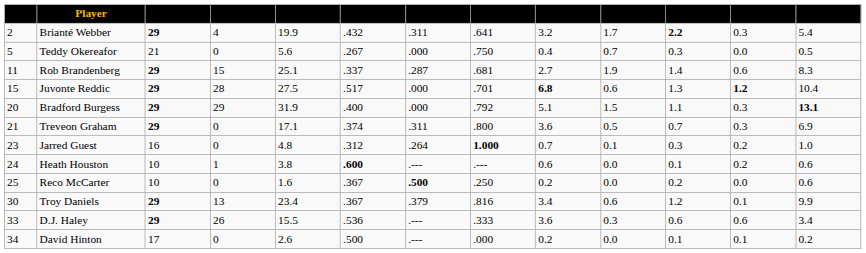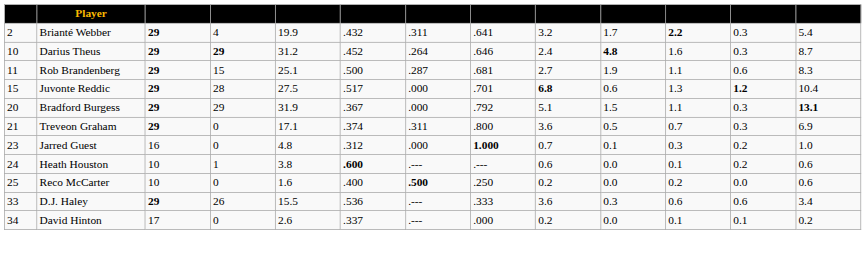- row: (78, 51)
+ row: (70, 51)
(353, 70) .337 -> (353, 70) .500
(675, 70) 1.4 -> (675, 70) 1.1
(353, 108) .400 -> (353, 108) .367
(418, 145) .264 -> (418, 145) .000
(353, 183) .367 -> (353, 183) .400
- row: (69, 201)
(353, 239) .500 -> (353, 220) .337
